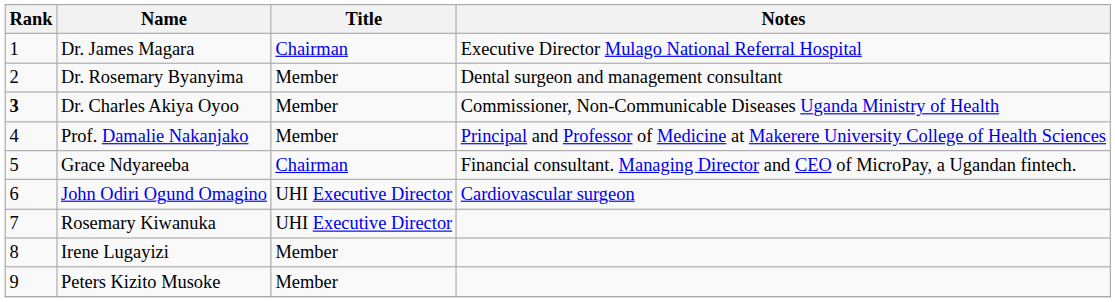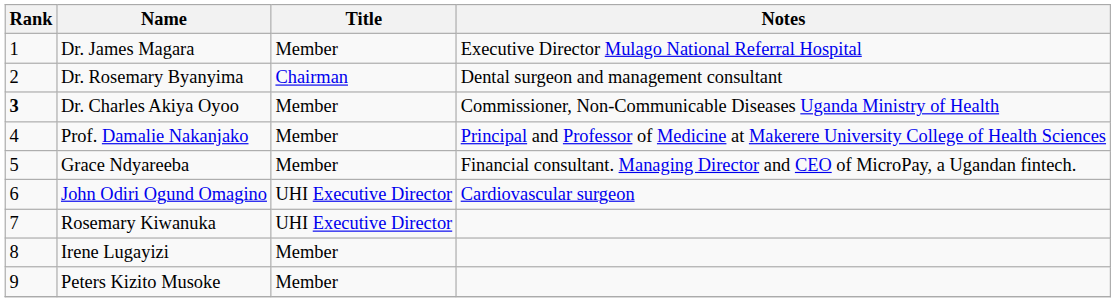(312, 48) Chairman -> (307, 48) Member
(307, 77) Member -> (312, 77) Chairman
(312, 164) Chairman -> (307, 164) Member
